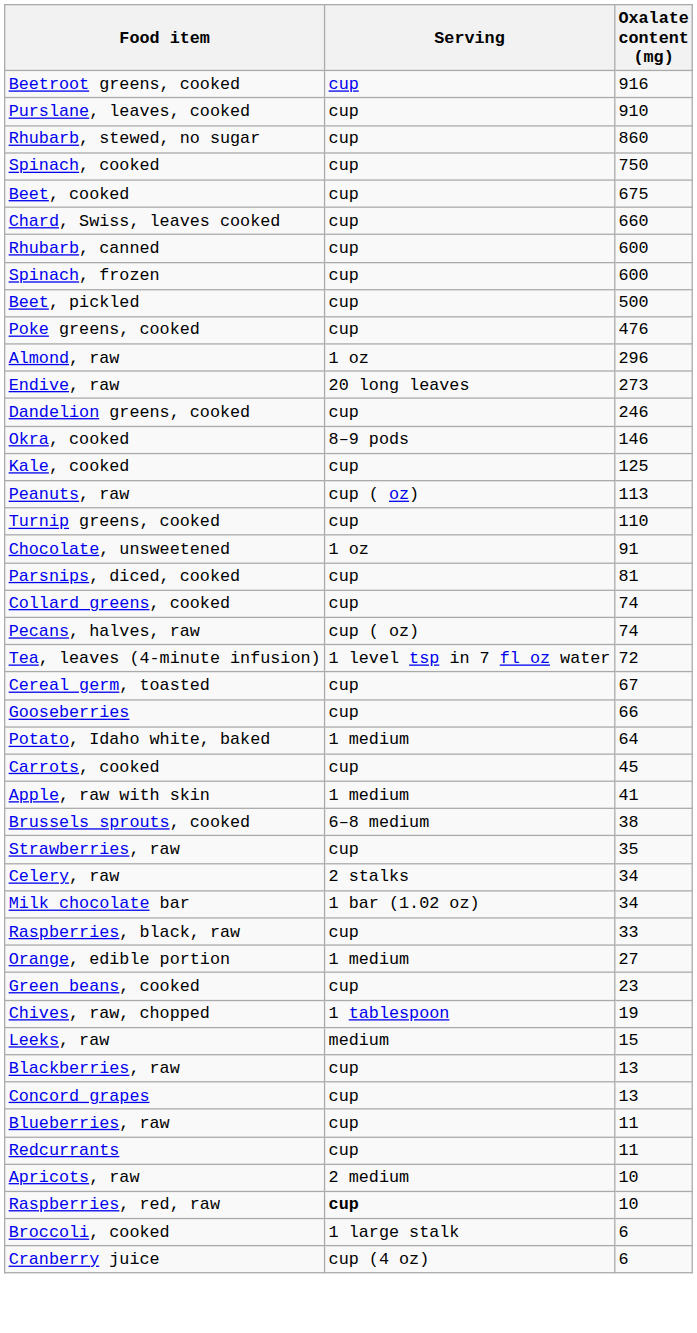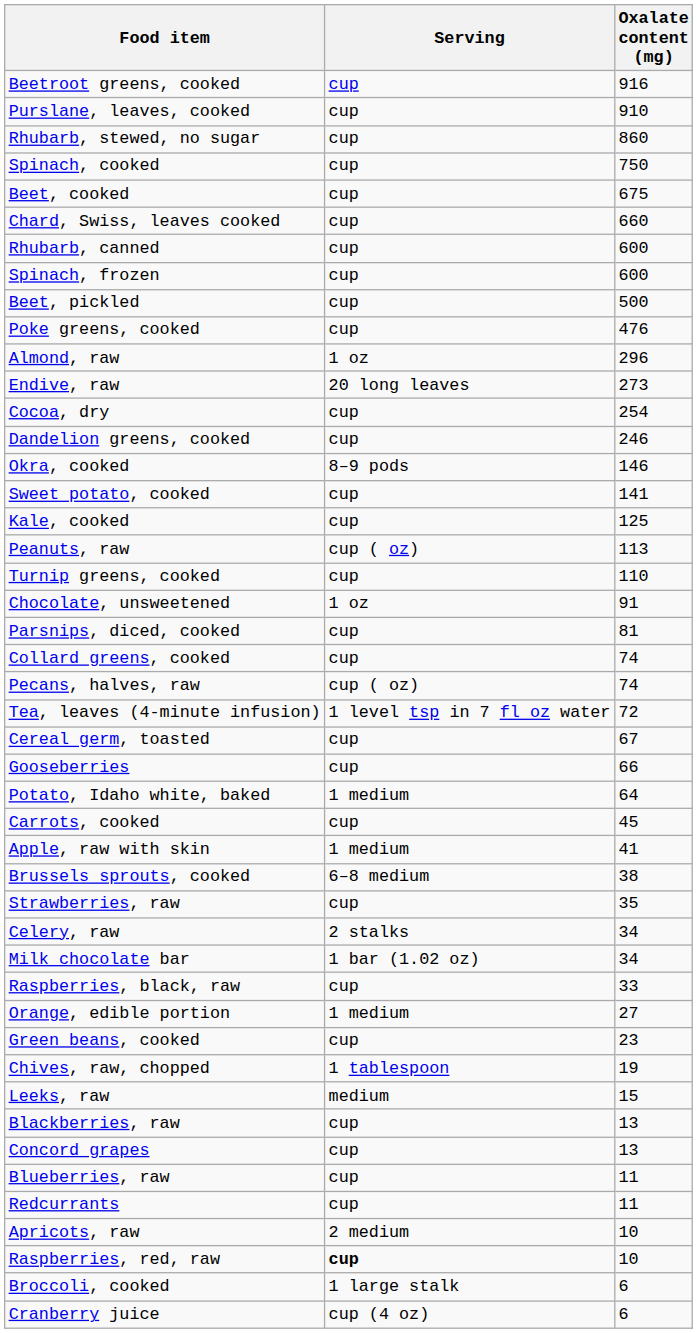+ row: (59, 412)
+ row: (109, 494)
